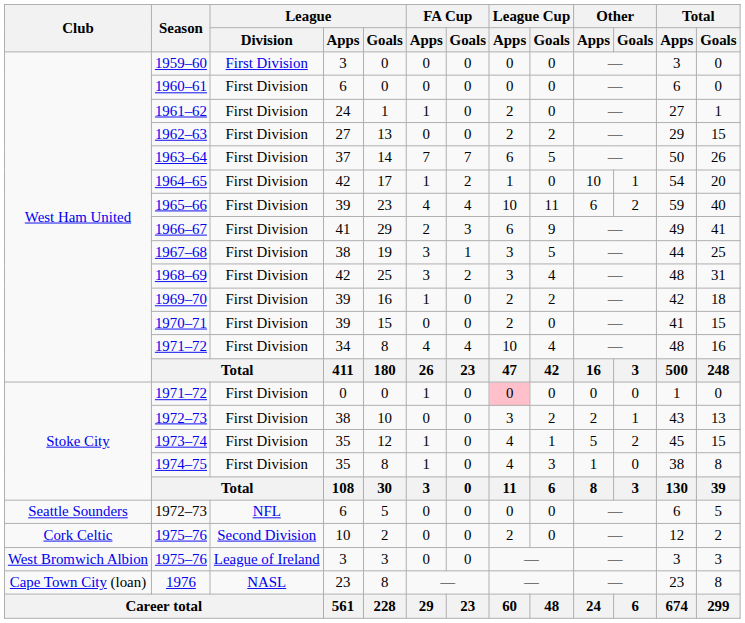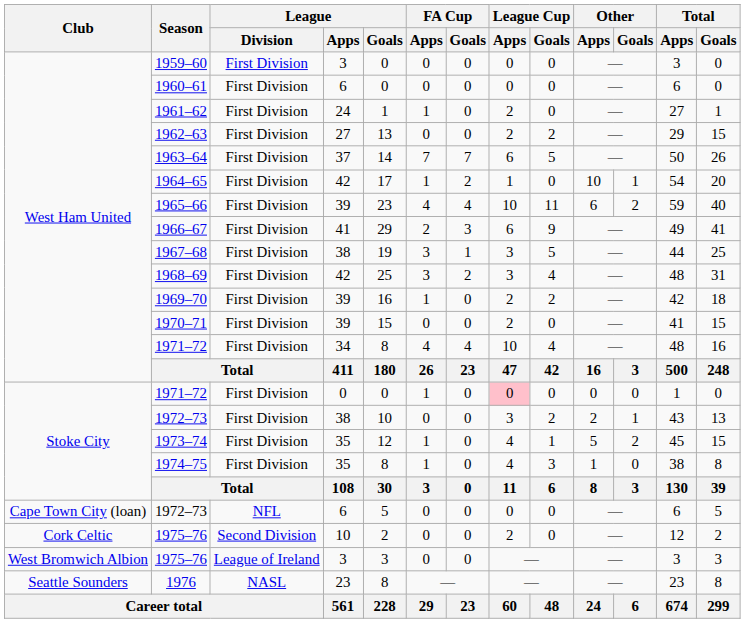(78, 511) Seattle Sounders -> (78, 511) Cape Town City (loan)
(78, 582) Cape Town City (loan) -> (78, 582) Seattle Sounders
